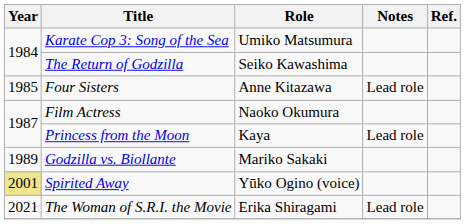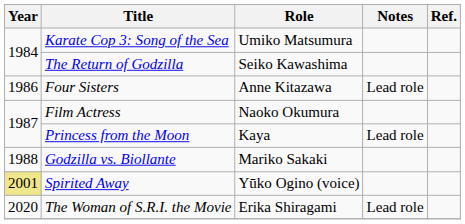(23, 87) 1985 -> (23, 87) 1986
(23, 159) 1989 -> (23, 159) 1988
(23, 207) 2021 -> (23, 207) 2020
